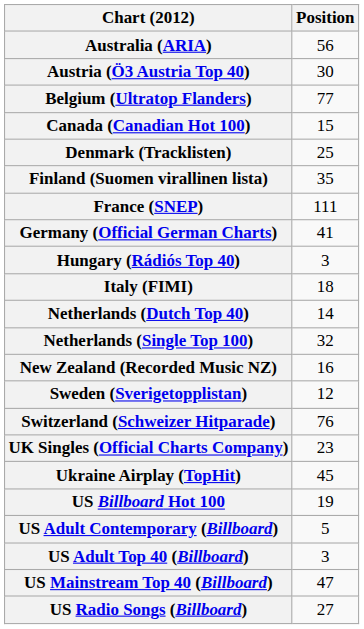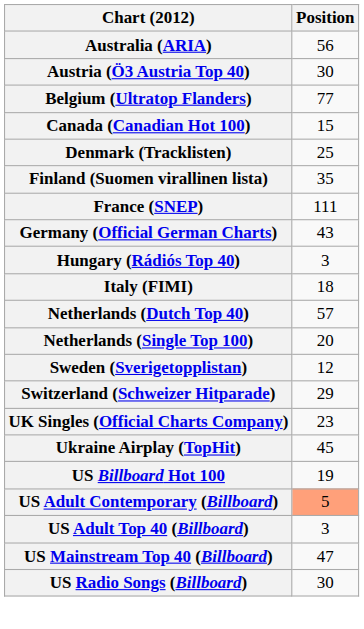(325, 233) 41 -> (325, 233) 43
(325, 313) 14 -> (325, 313) 57
(325, 340) 32 -> (325, 340) 20
- row: (148, 367)
(325, 421) 76 -> (325, 394) 29
(325, 529) no background -> (325, 502) lightsalmon background
(325, 609) 27 -> (325, 582) 30
